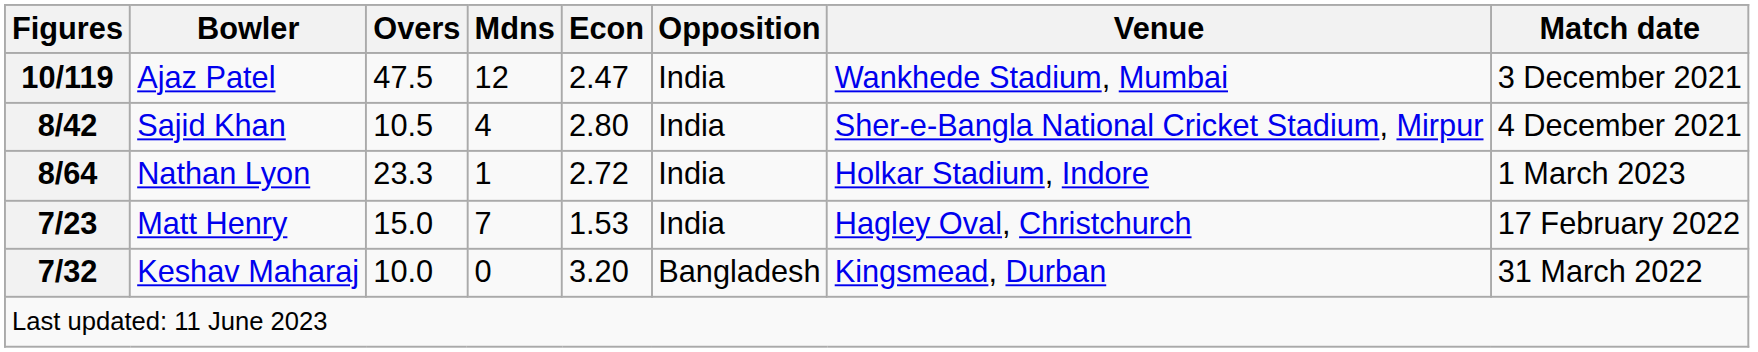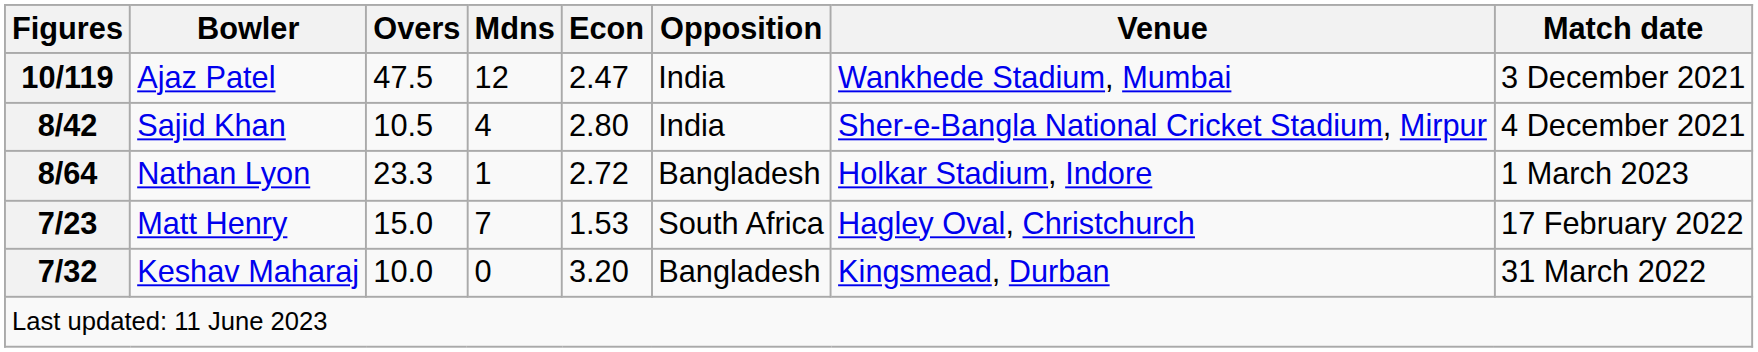(692, 175) India -> (739, 175) Bangladesh
(692, 223) India -> (741, 223) South Africa
